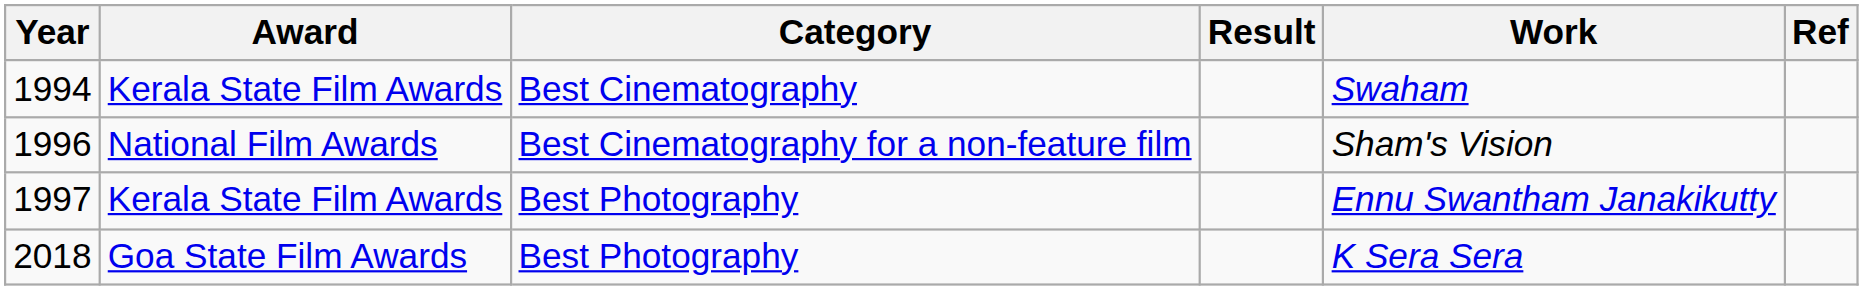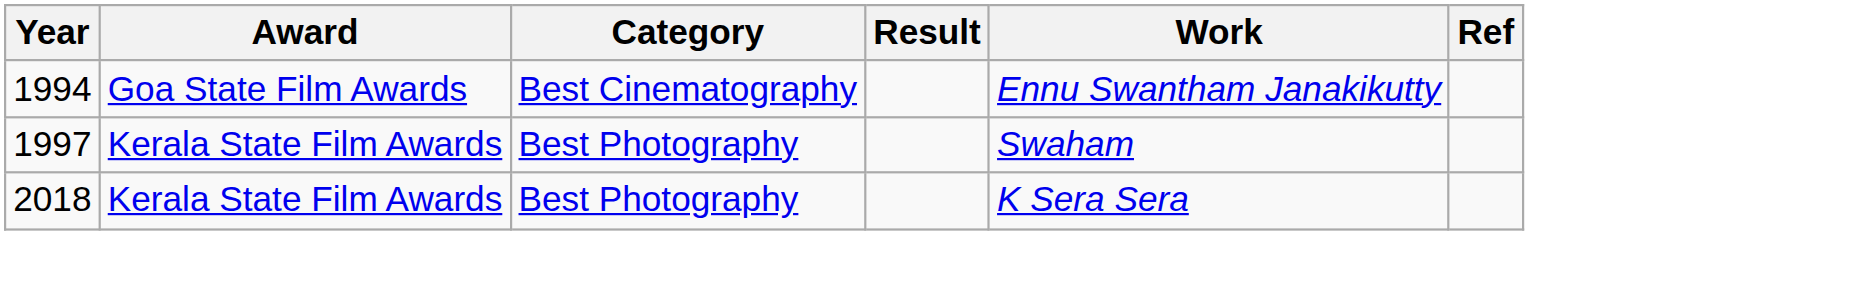(305, 88) Kerala State Film Awards -> (287, 88) Goa State Film Awards
(1400, 88) Swaham -> (1219, 88) Ennu Swantham Janakikutty
- row: (52, 144)
(1554, 199) Ennu Swantham Janakikutty -> (1066, 144) Swaham
(287, 255) Goa State Film Awards -> (305, 199) Kerala State Film Awards
